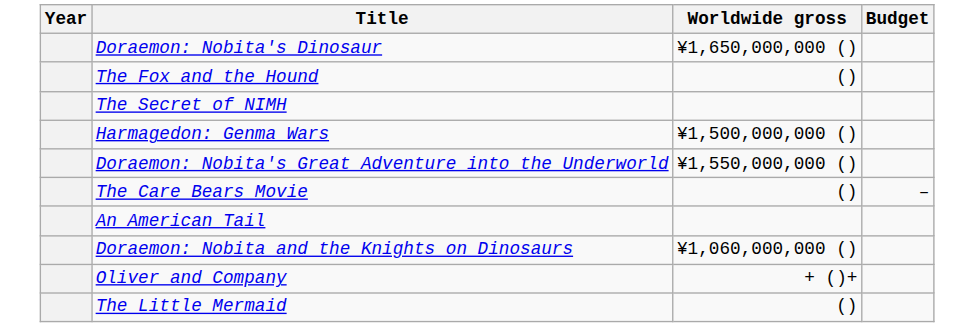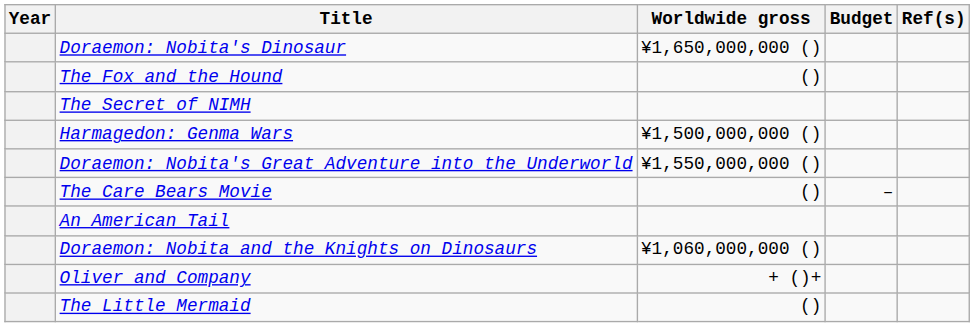+ column: (934, 19)
